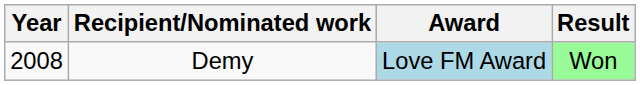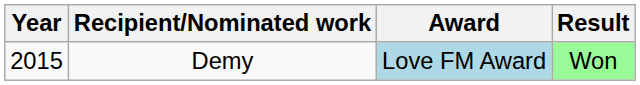(37, 60) 2008 -> (37, 60) 2015
